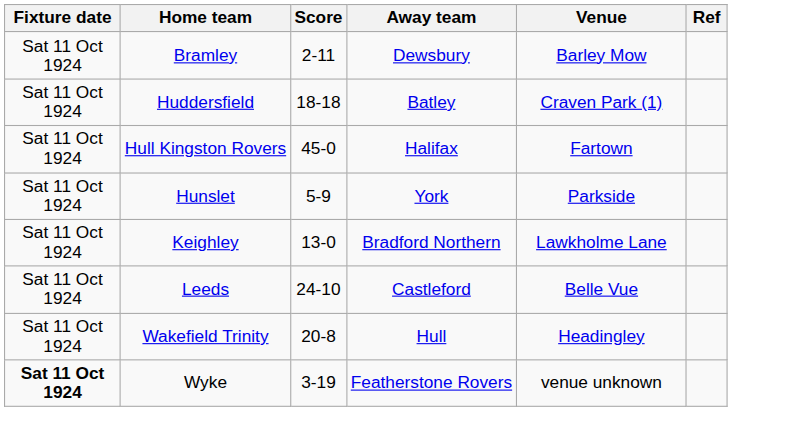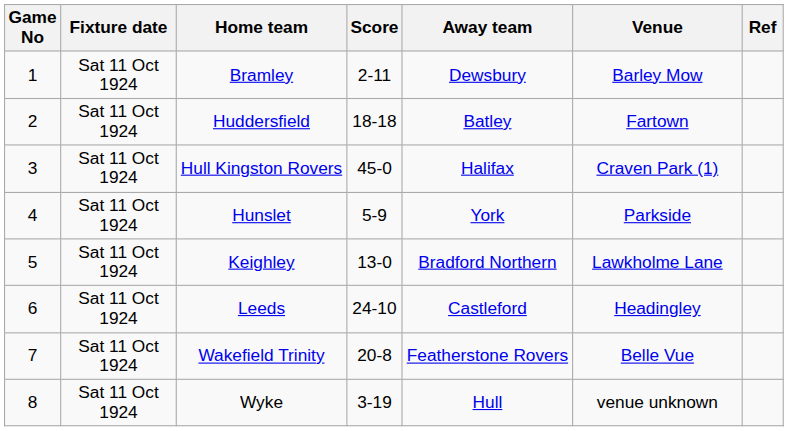+ column: (33, 27)
(601, 102) Craven Park (1) -> (657, 121) Fartown
(601, 149) Fartown -> (657, 168) Craven Park (1)
(601, 289) Belle Vue -> (657, 308) Headingley
(431, 336) Hull -> (487, 355) Featherstone Rovers
(601, 336) Headingley -> (657, 355) Belle Vue
(63, 383) bold -> (119, 402) normal
(431, 383) Featherstone Rovers -> (487, 402) Hull
